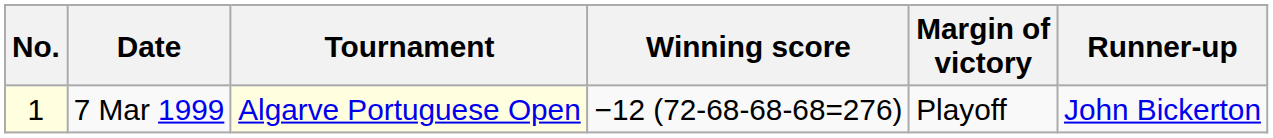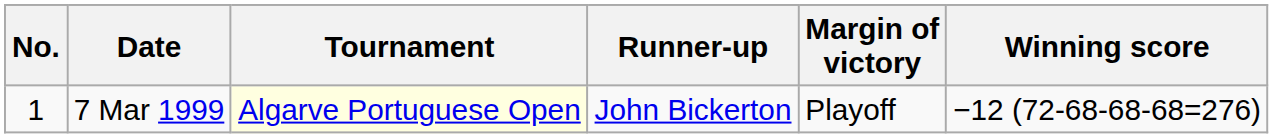columns swapped: (748, 45) <-> (1163, 45)
(36, 109) lightyellow background -> (36, 109) no background
